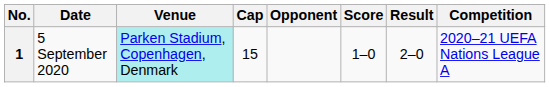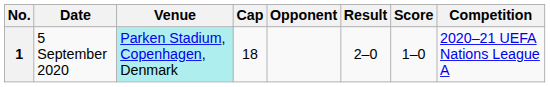columns swapped: (364, 15) <-> (412, 15)
(250, 54) 15 -> (250, 54) 18
